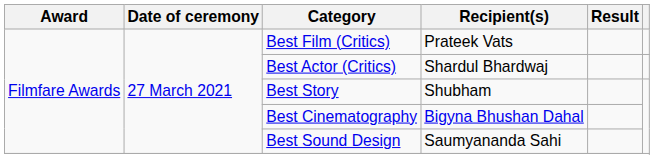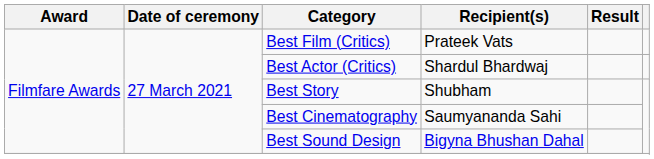(504, 116) Bigyna Bhushan Dahal -> (493, 116) Saumyananda Sahi
(493, 141) Saumyananda Sahi -> (504, 141) Bigyna Bhushan Dahal
